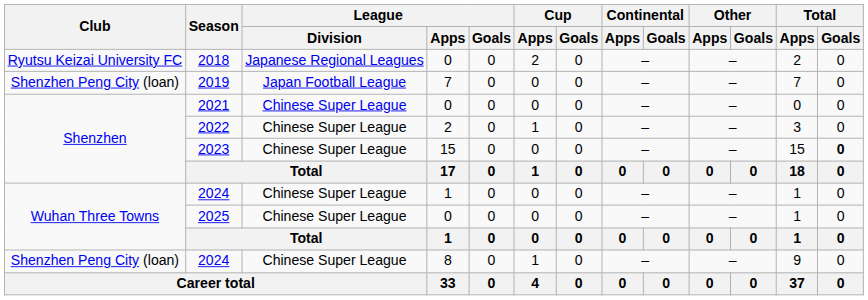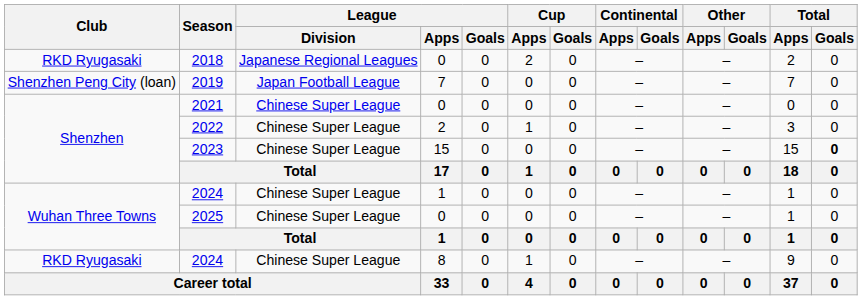(95, 60) Ryutsu Keizai University FC -> (92, 60) RKD Ryugasaki
(95, 261) Shenzhen Peng City (loan) -> (92, 261) RKD Ryugasaki
